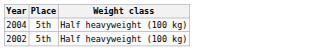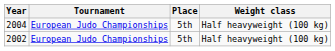+ column: (99, 11)
